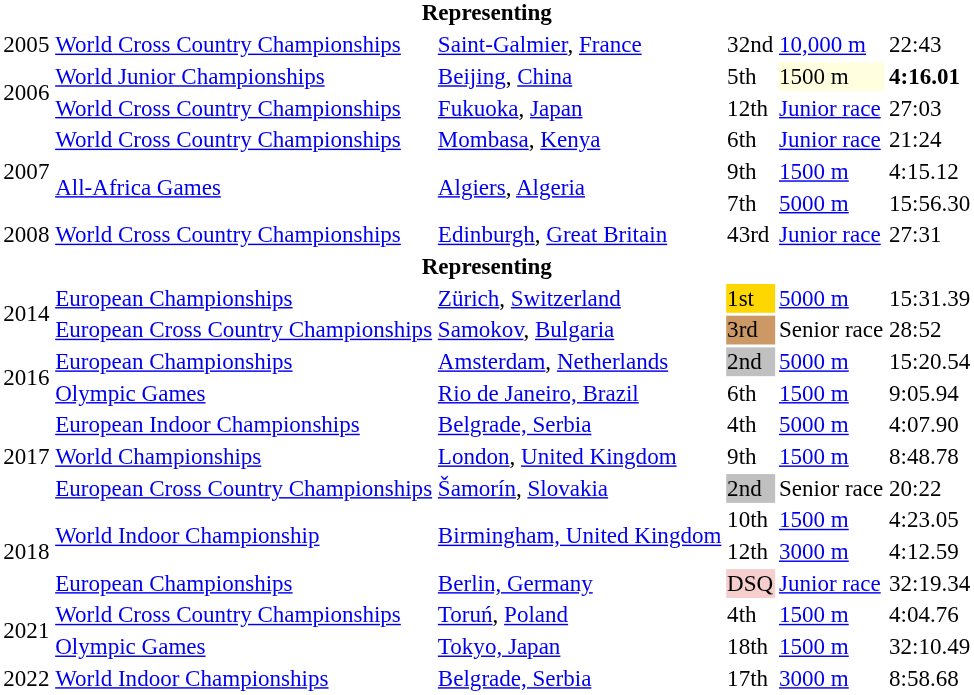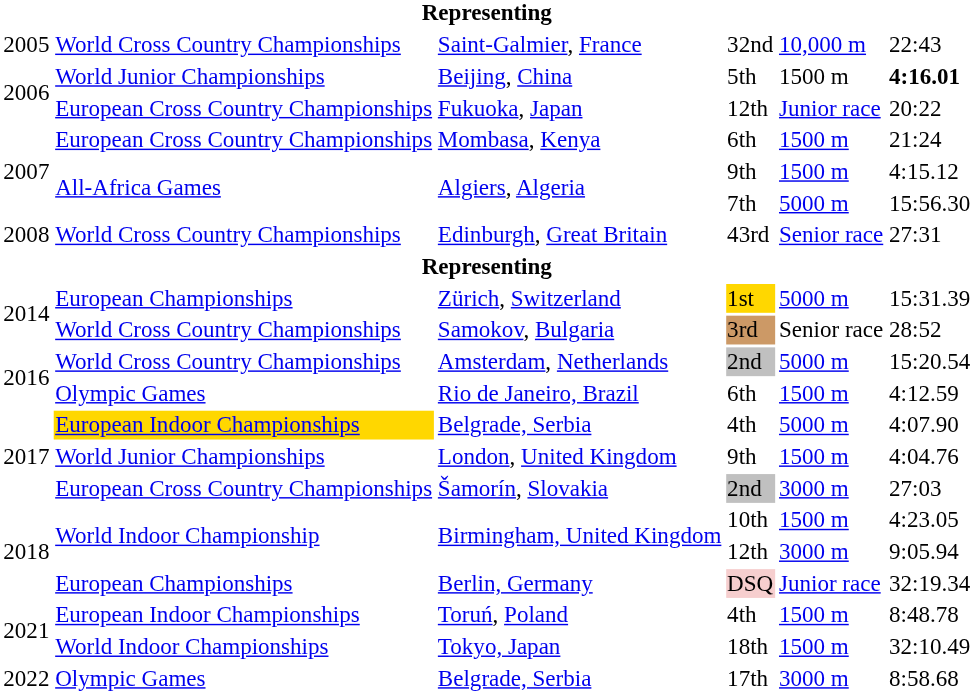(814, 76) lightyellow background -> (814, 76) no background
(228, 108) World Cross Country Championships -> (244, 108) European Cross Country Championships
(915, 108) 27:03 -> (915, 108) 20:22
(228, 139) World Cross Country Championships -> (244, 139) European Cross Country Championships
(830, 139) Junior race -> (814, 139) 1500 m
(830, 234) Junior race -> (831, 234) Senior race
(244, 329) European Cross Country Championships -> (228, 329) World Cross Country Championships
(174, 361) European Championships -> (228, 361) World Cross Country Championships
(924, 393) 9:05.94 -> (924, 393) 4:12.59
(207, 424) no background -> (207, 424) gold background
(158, 456) World Championships -> (190, 456) World Junior Championships
(924, 456) 8:48.78 -> (924, 456) 4:04.76
(831, 488) Senior race -> (814, 488) 3000 m
(915, 488) 20:22 -> (915, 488) 27:03
(924, 551) 4:12.59 -> (924, 551) 9:05.94
(228, 614) World Cross Country Championships -> (207, 614) European Indoor Championships
(924, 614) 4:04.76 -> (924, 614) 8:48.78
(130, 646) Olympic Games -> (192, 646) World Indoor Championships
(192, 678) World Indoor Championships -> (130, 678) Olympic Games
